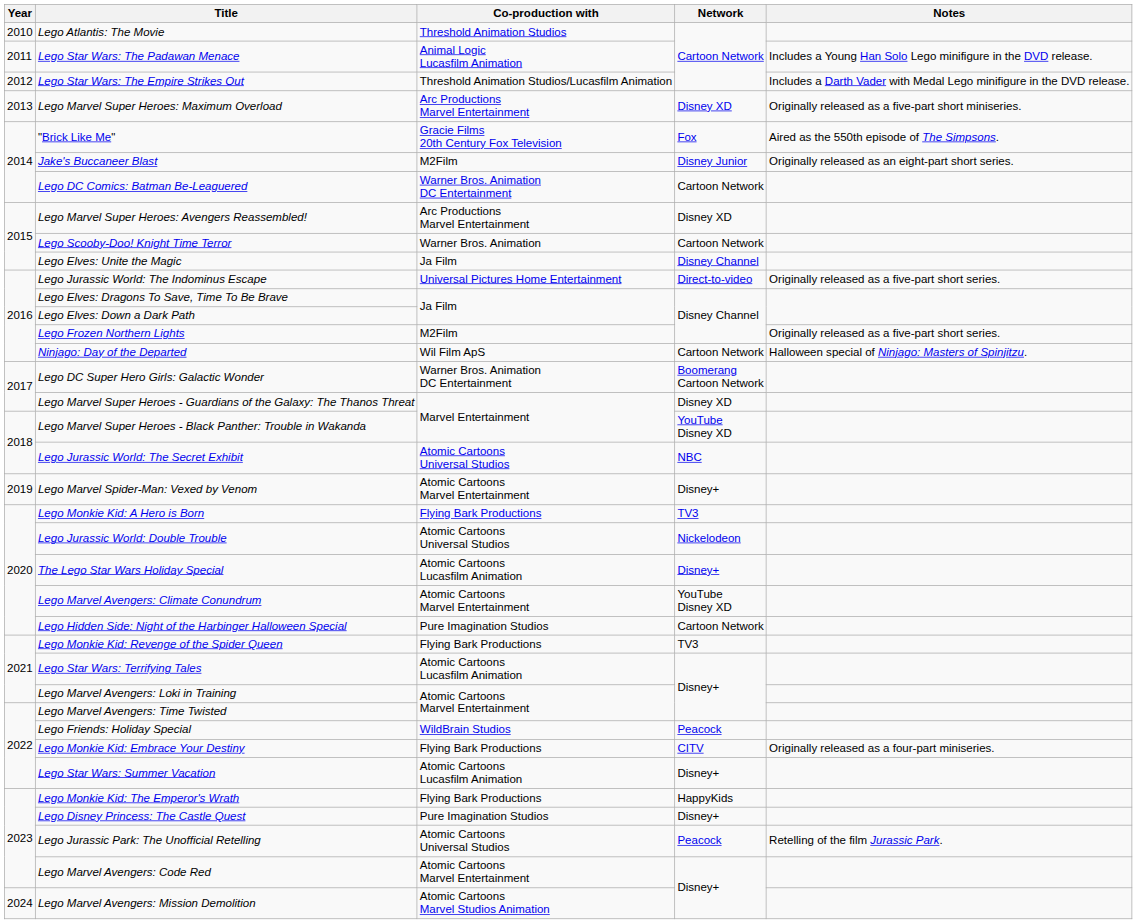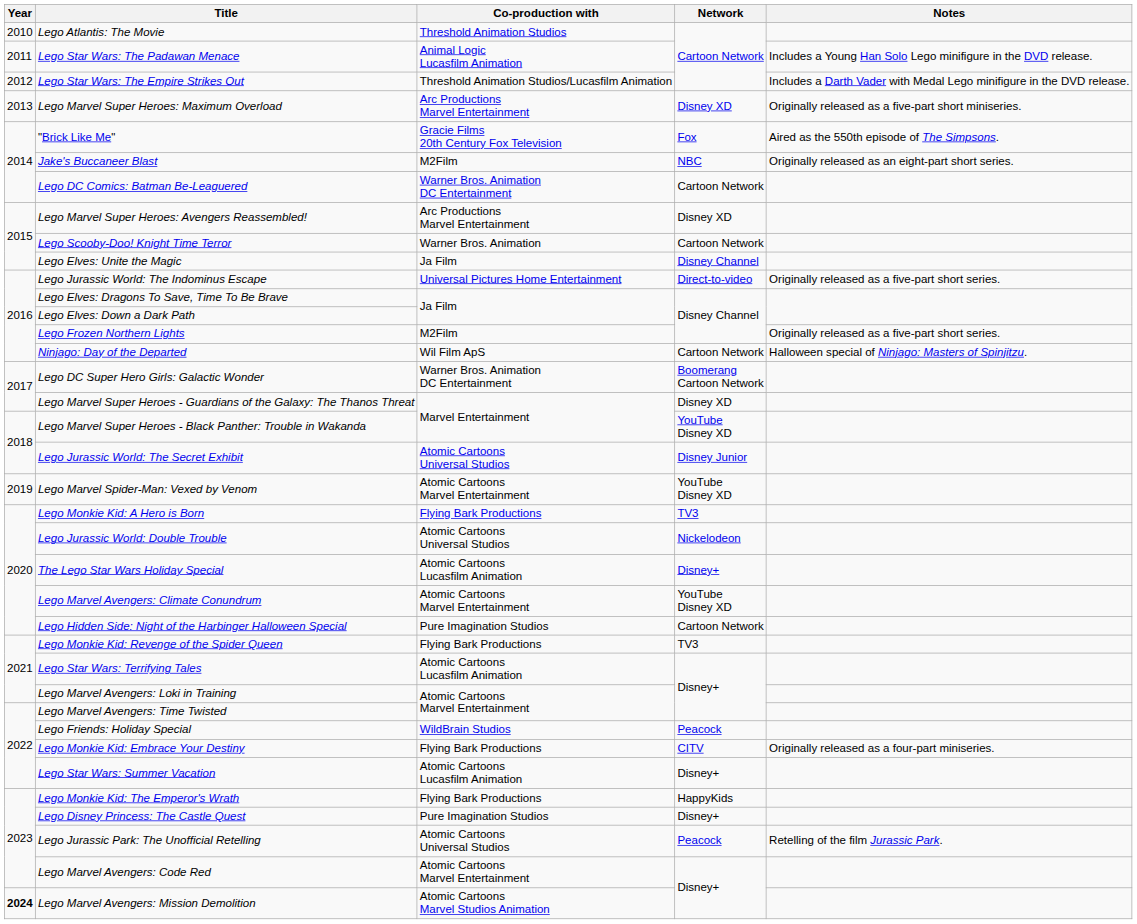(712, 162) Disney Junior -> (690, 162) NBC
(690, 457) NBC -> (712, 457) Disney Junior
(698, 489) Disney+ -> (705, 489) YouTube Disney XD
(20, 903) normal -> (20, 903) bold
